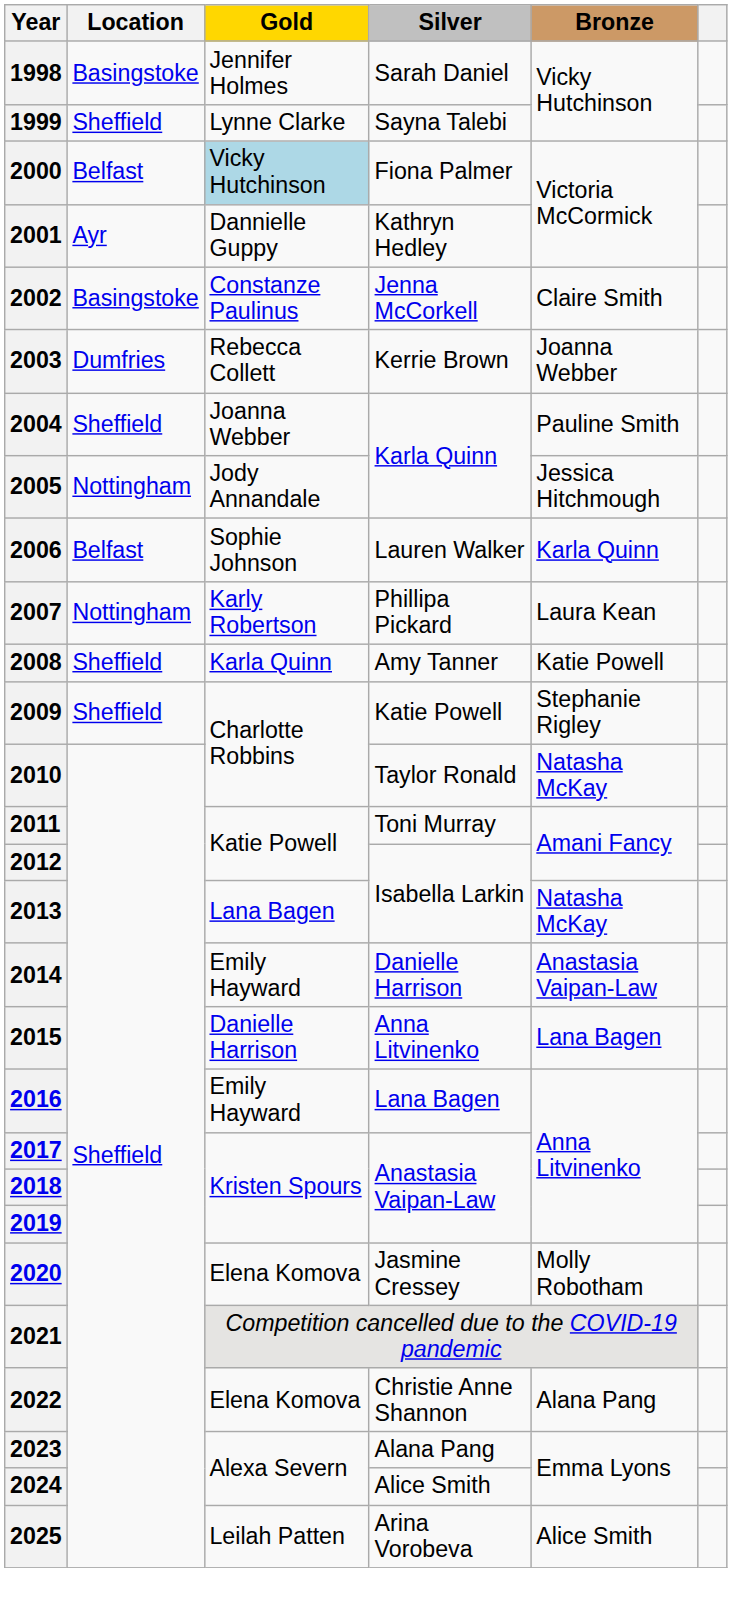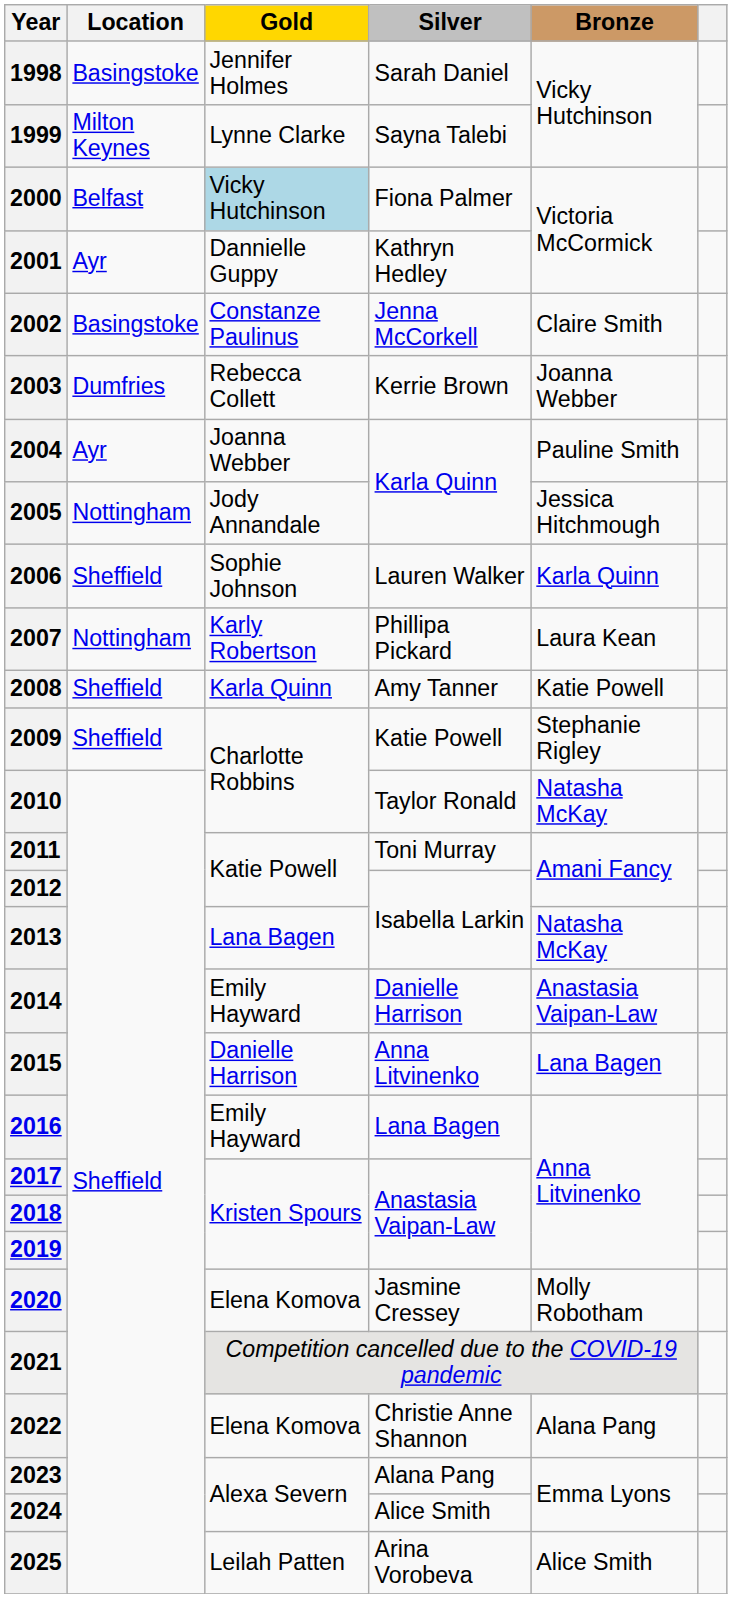(117, 122) Sheffield -> (111, 135) Milton Keynes
(117, 424) Sheffield -> (90, 450) Ayr
(108, 549) Belfast -> (117, 575) Sheffield
